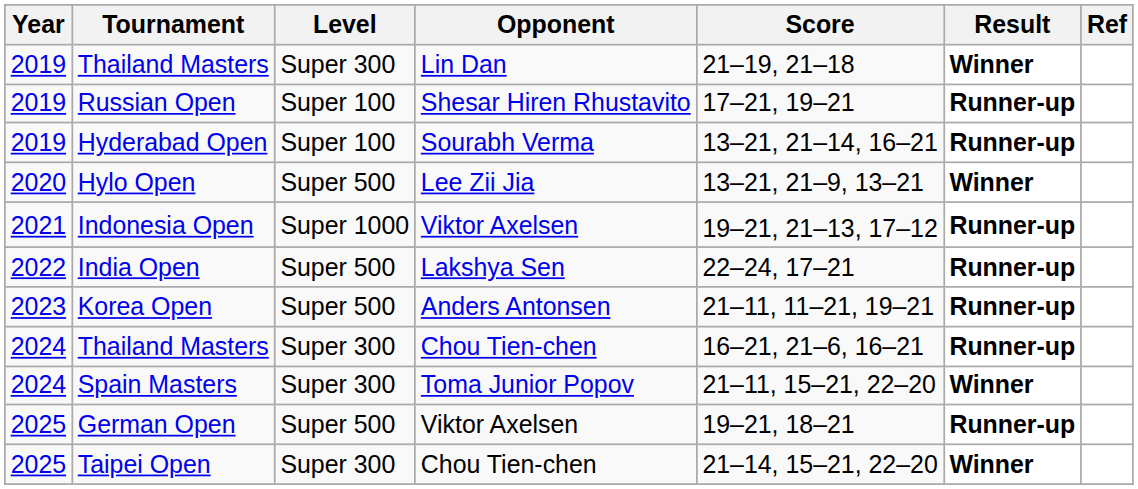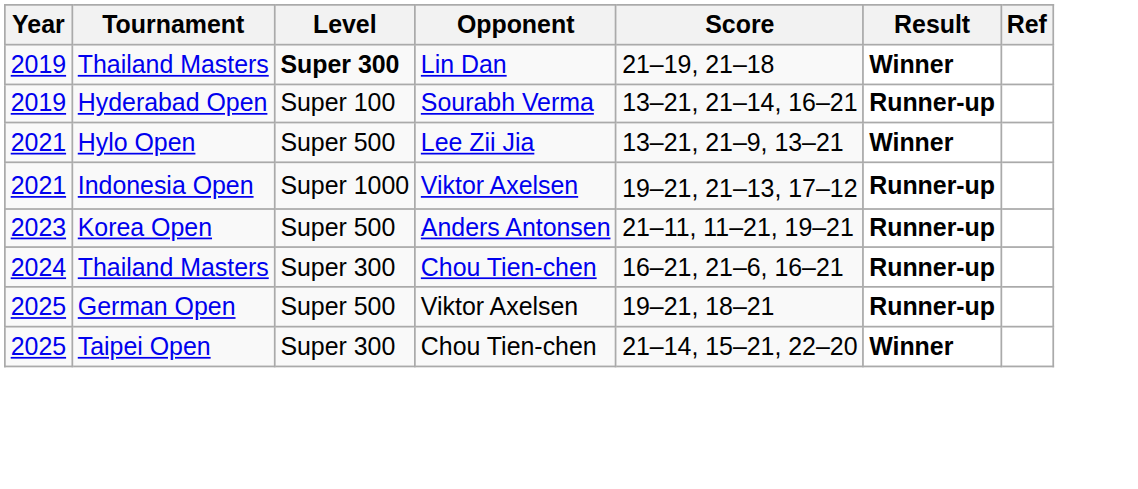(338, 64) normal -> (340, 64) bold
- row: (157, 104)
(38, 182) 2020 -> (38, 143) 2021
- row: (139, 268)
- row: (157, 386)
